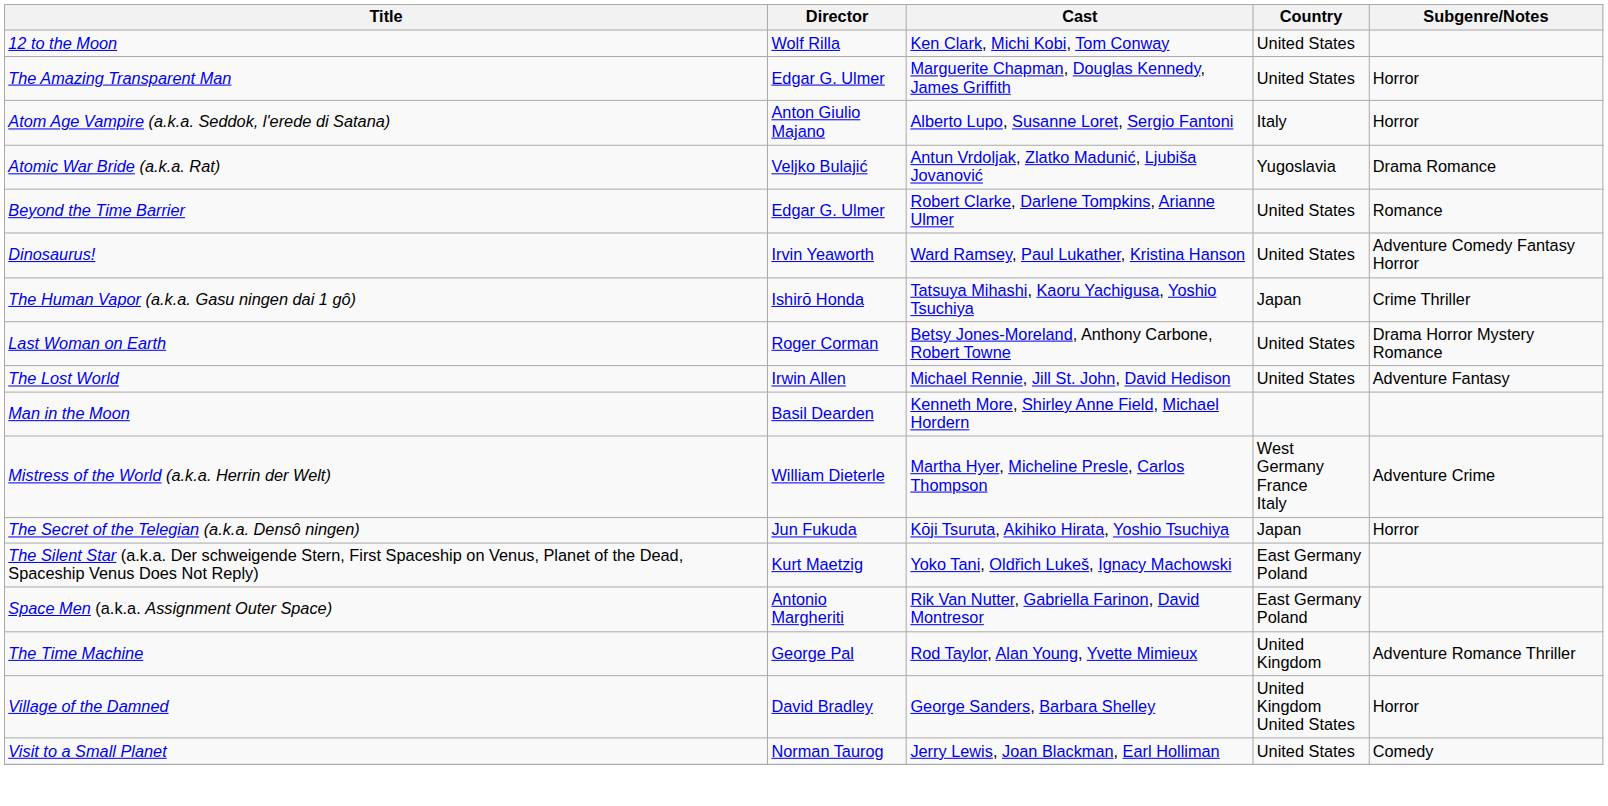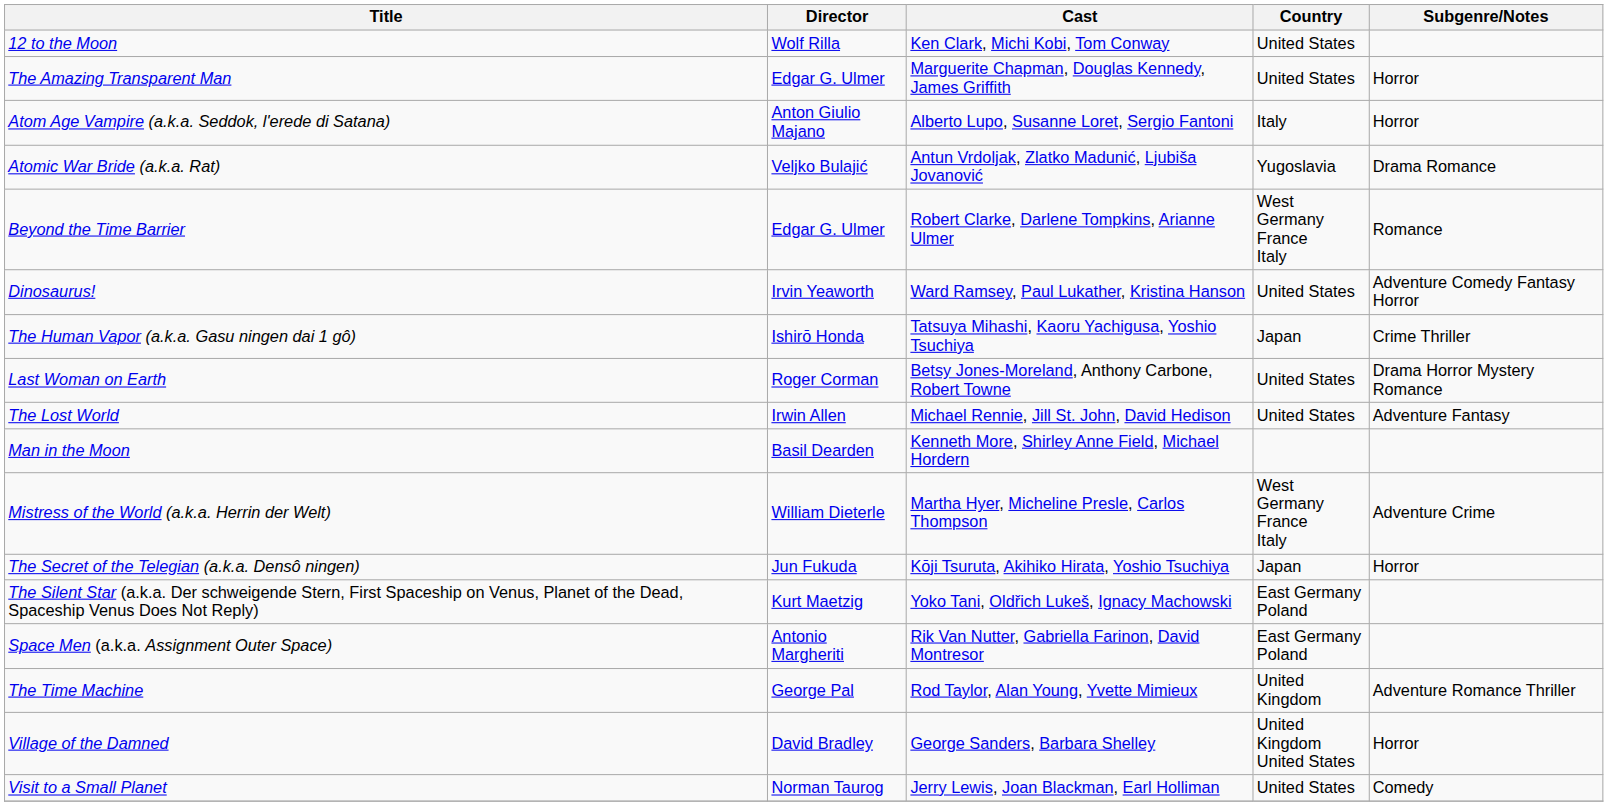(1306, 211) United States -> (1290, 229) West Germany France Italy
